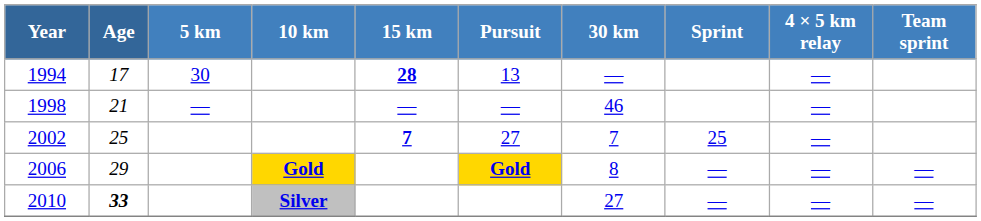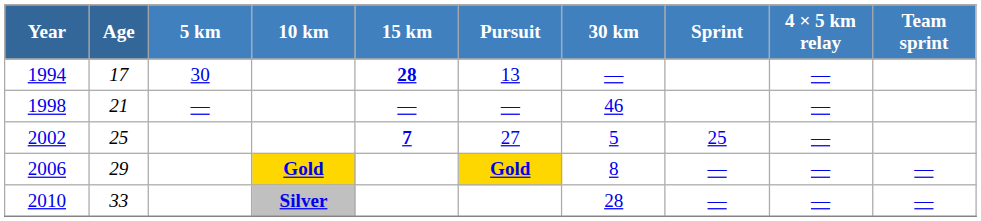(614, 137) 7 -> (614, 137) 5
(119, 201) bold -> (119, 201) normal
(614, 201) 27 -> (614, 201) 28
